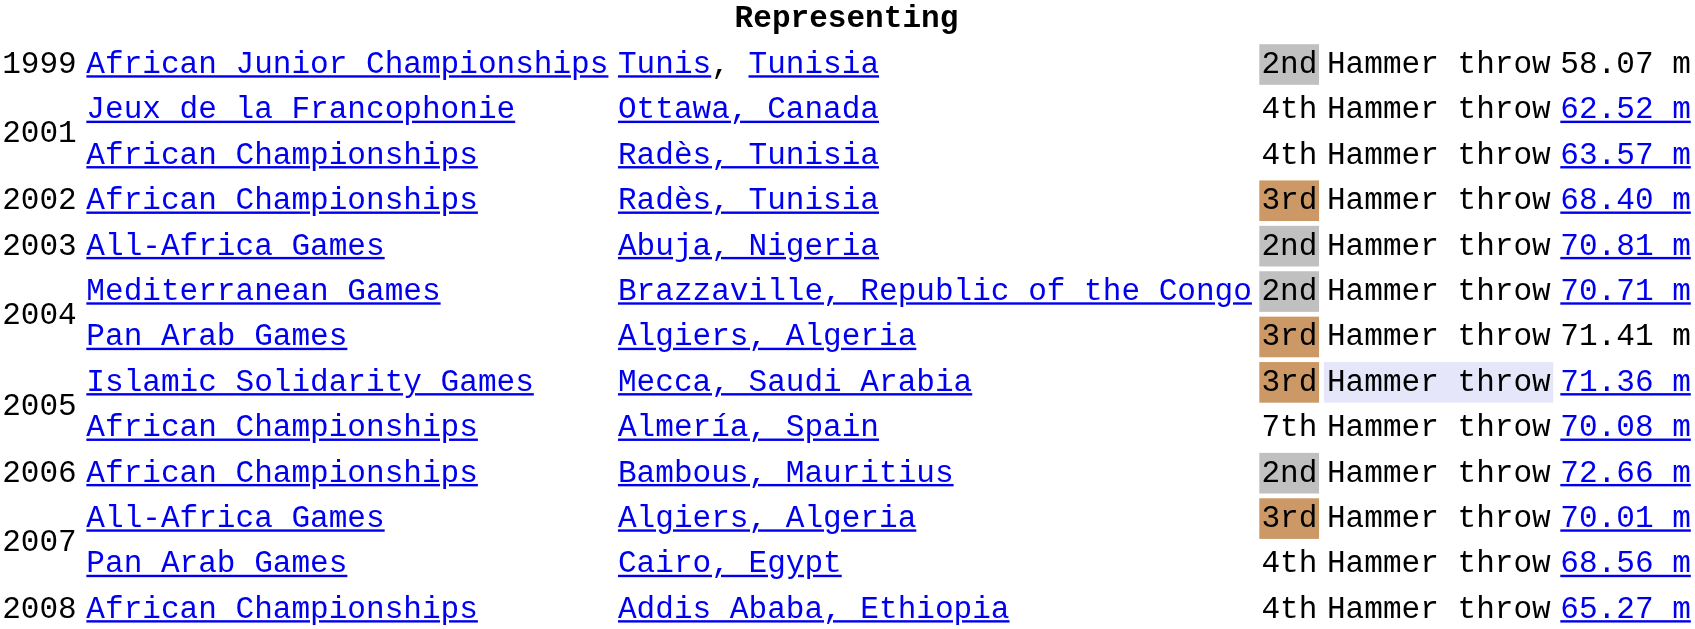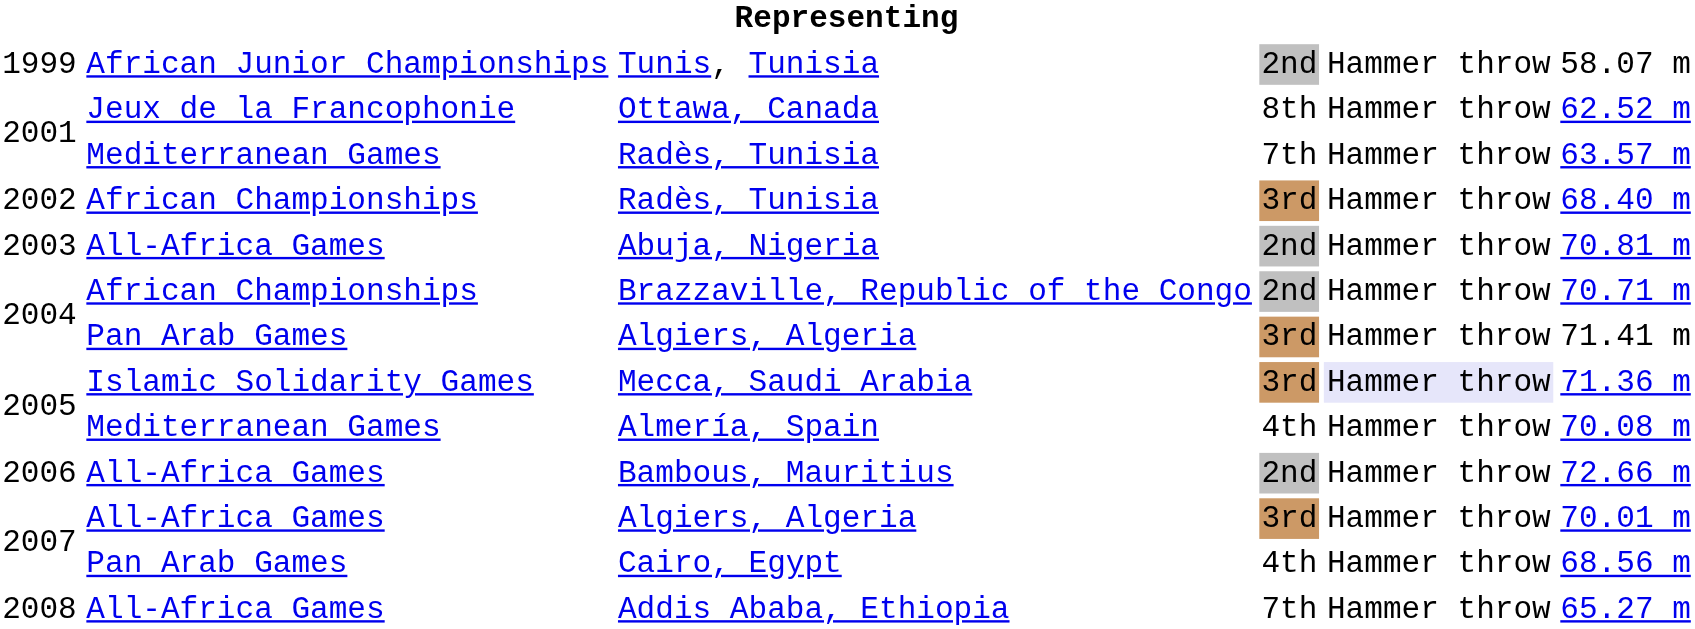(1289, 110) 4th -> (1289, 110) 8th
(282, 155) African Championships -> (263, 155) Mediterranean Games
(1289, 155) 4th -> (1289, 155) 7th
(263, 292) Mediterranean Games -> (282, 292) African Championships
(282, 428) African Championships -> (263, 428) Mediterranean Games
(1289, 428) 7th -> (1289, 428) 4th
(282, 473) African Championships -> (236, 473) All-Africa Games
(282, 609) African Championships -> (236, 609) All-Africa Games
(1289, 609) 4th -> (1289, 609) 7th
